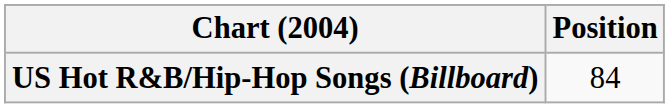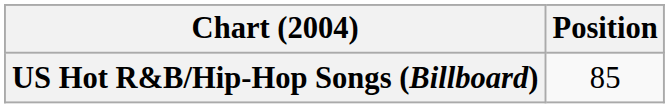(605, 77) 84 -> (605, 77) 85
